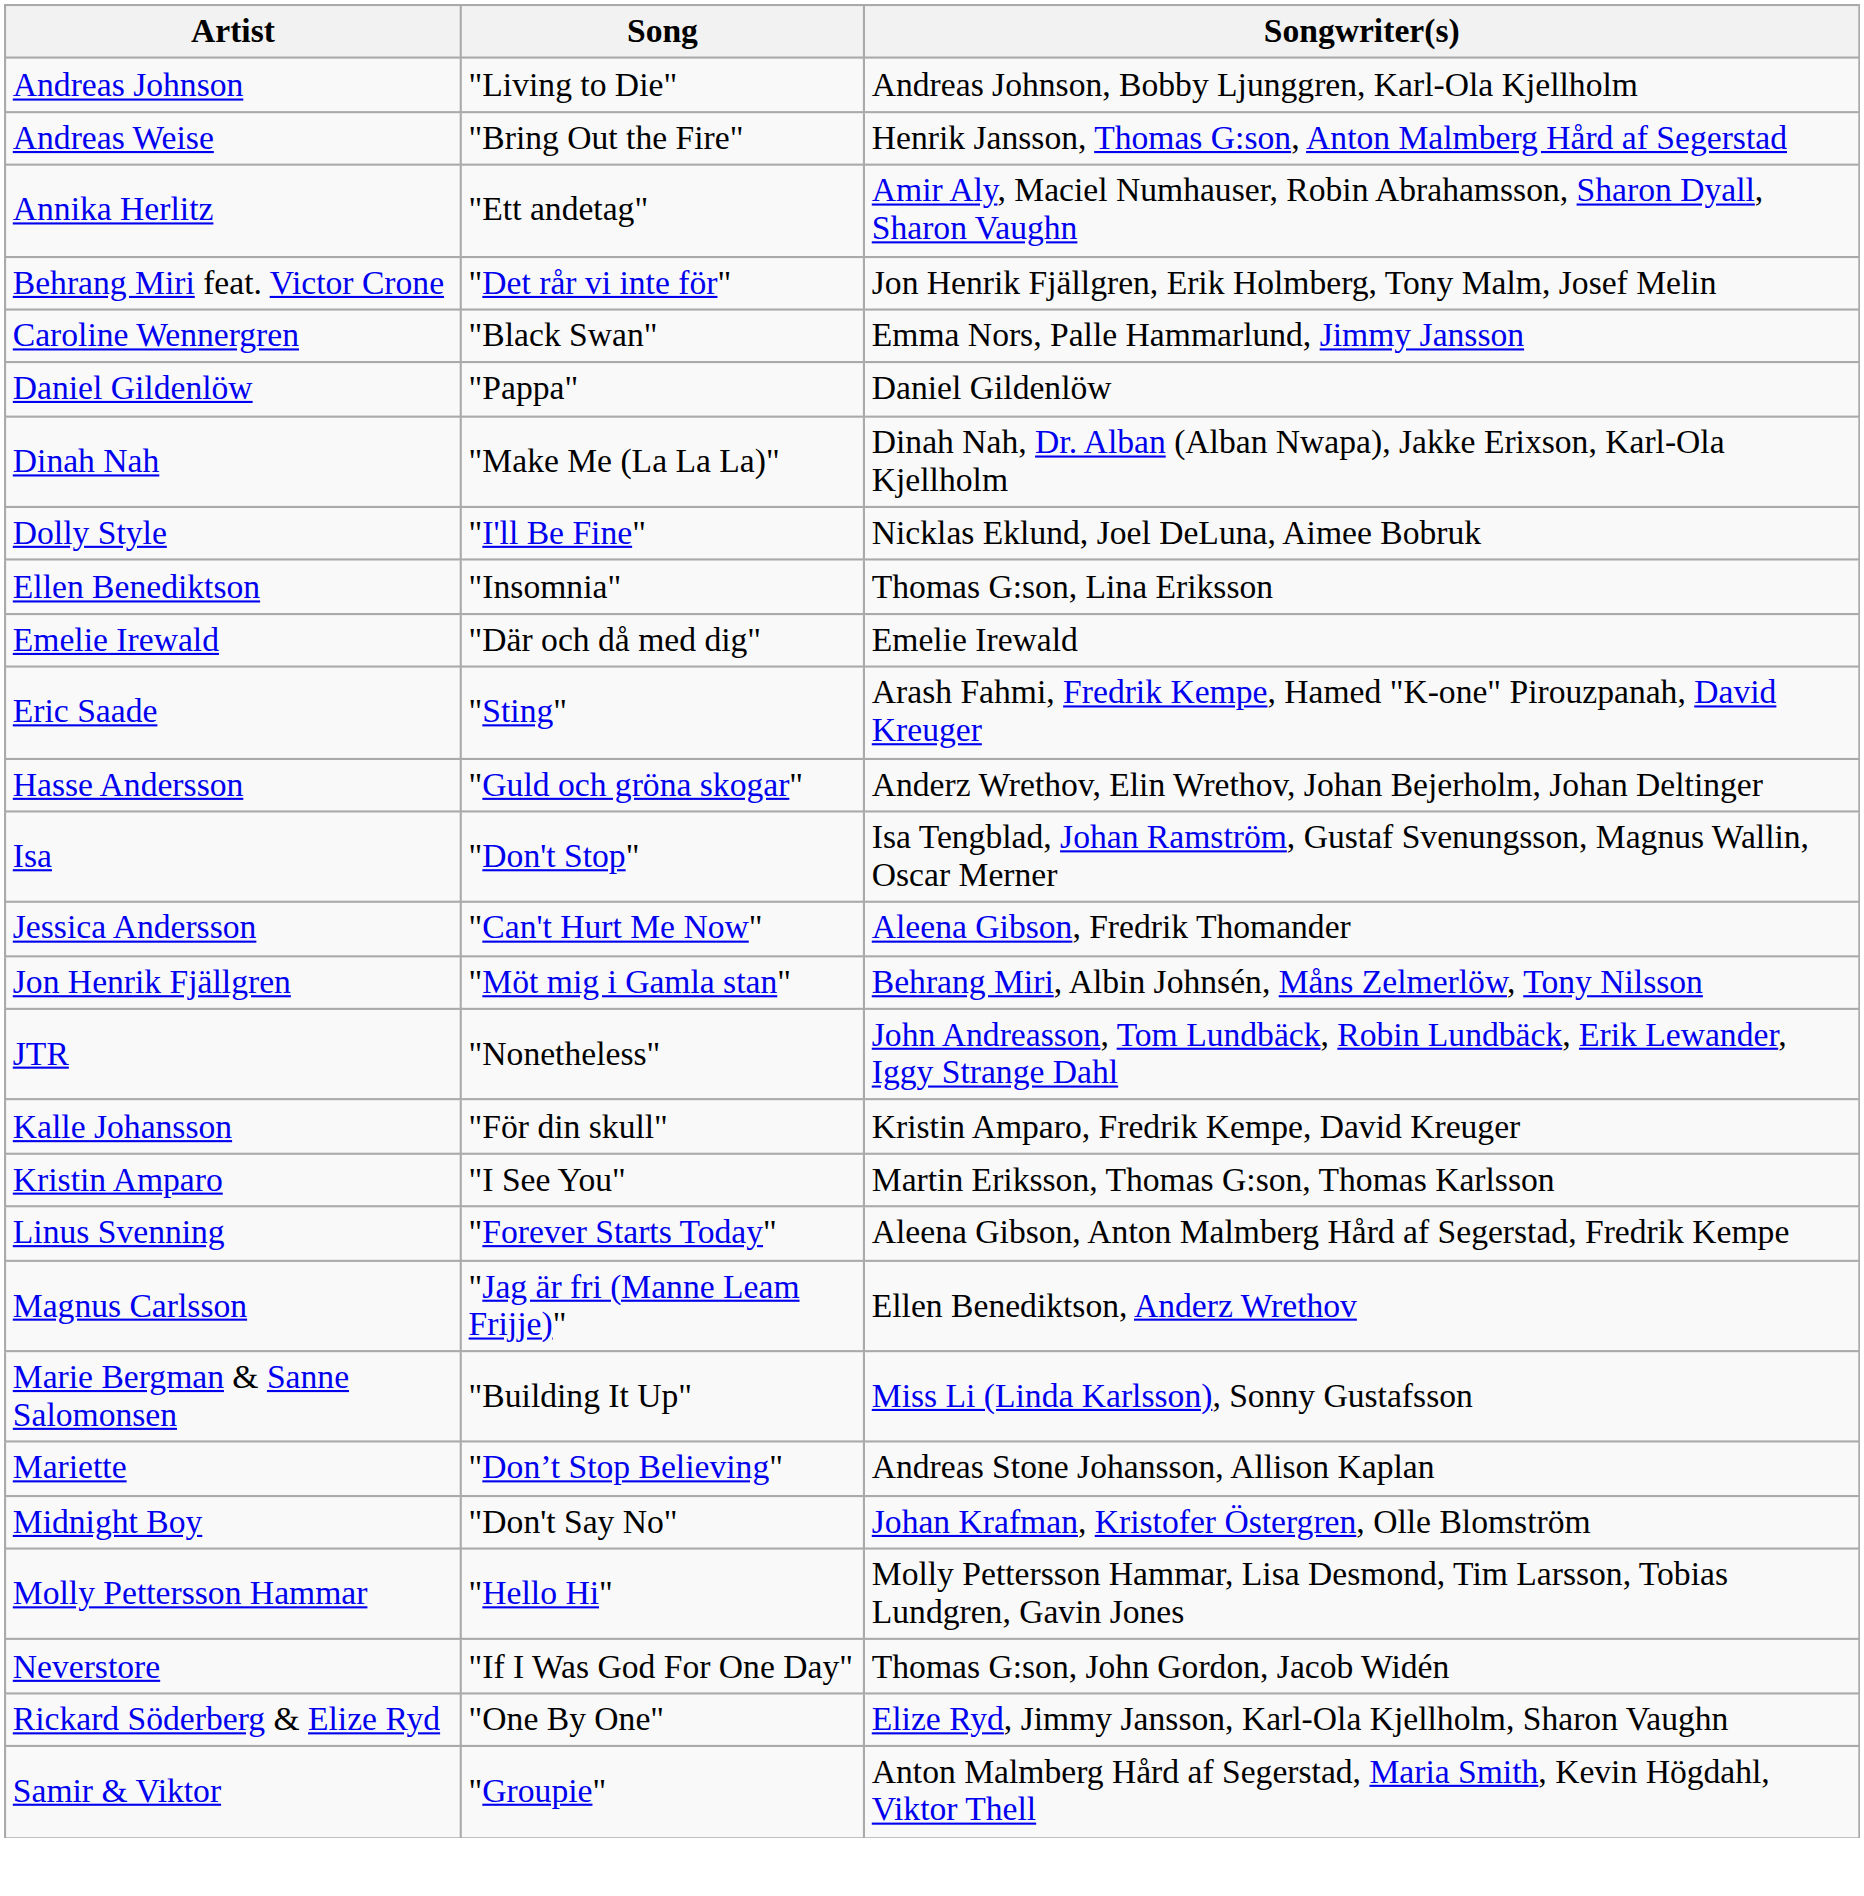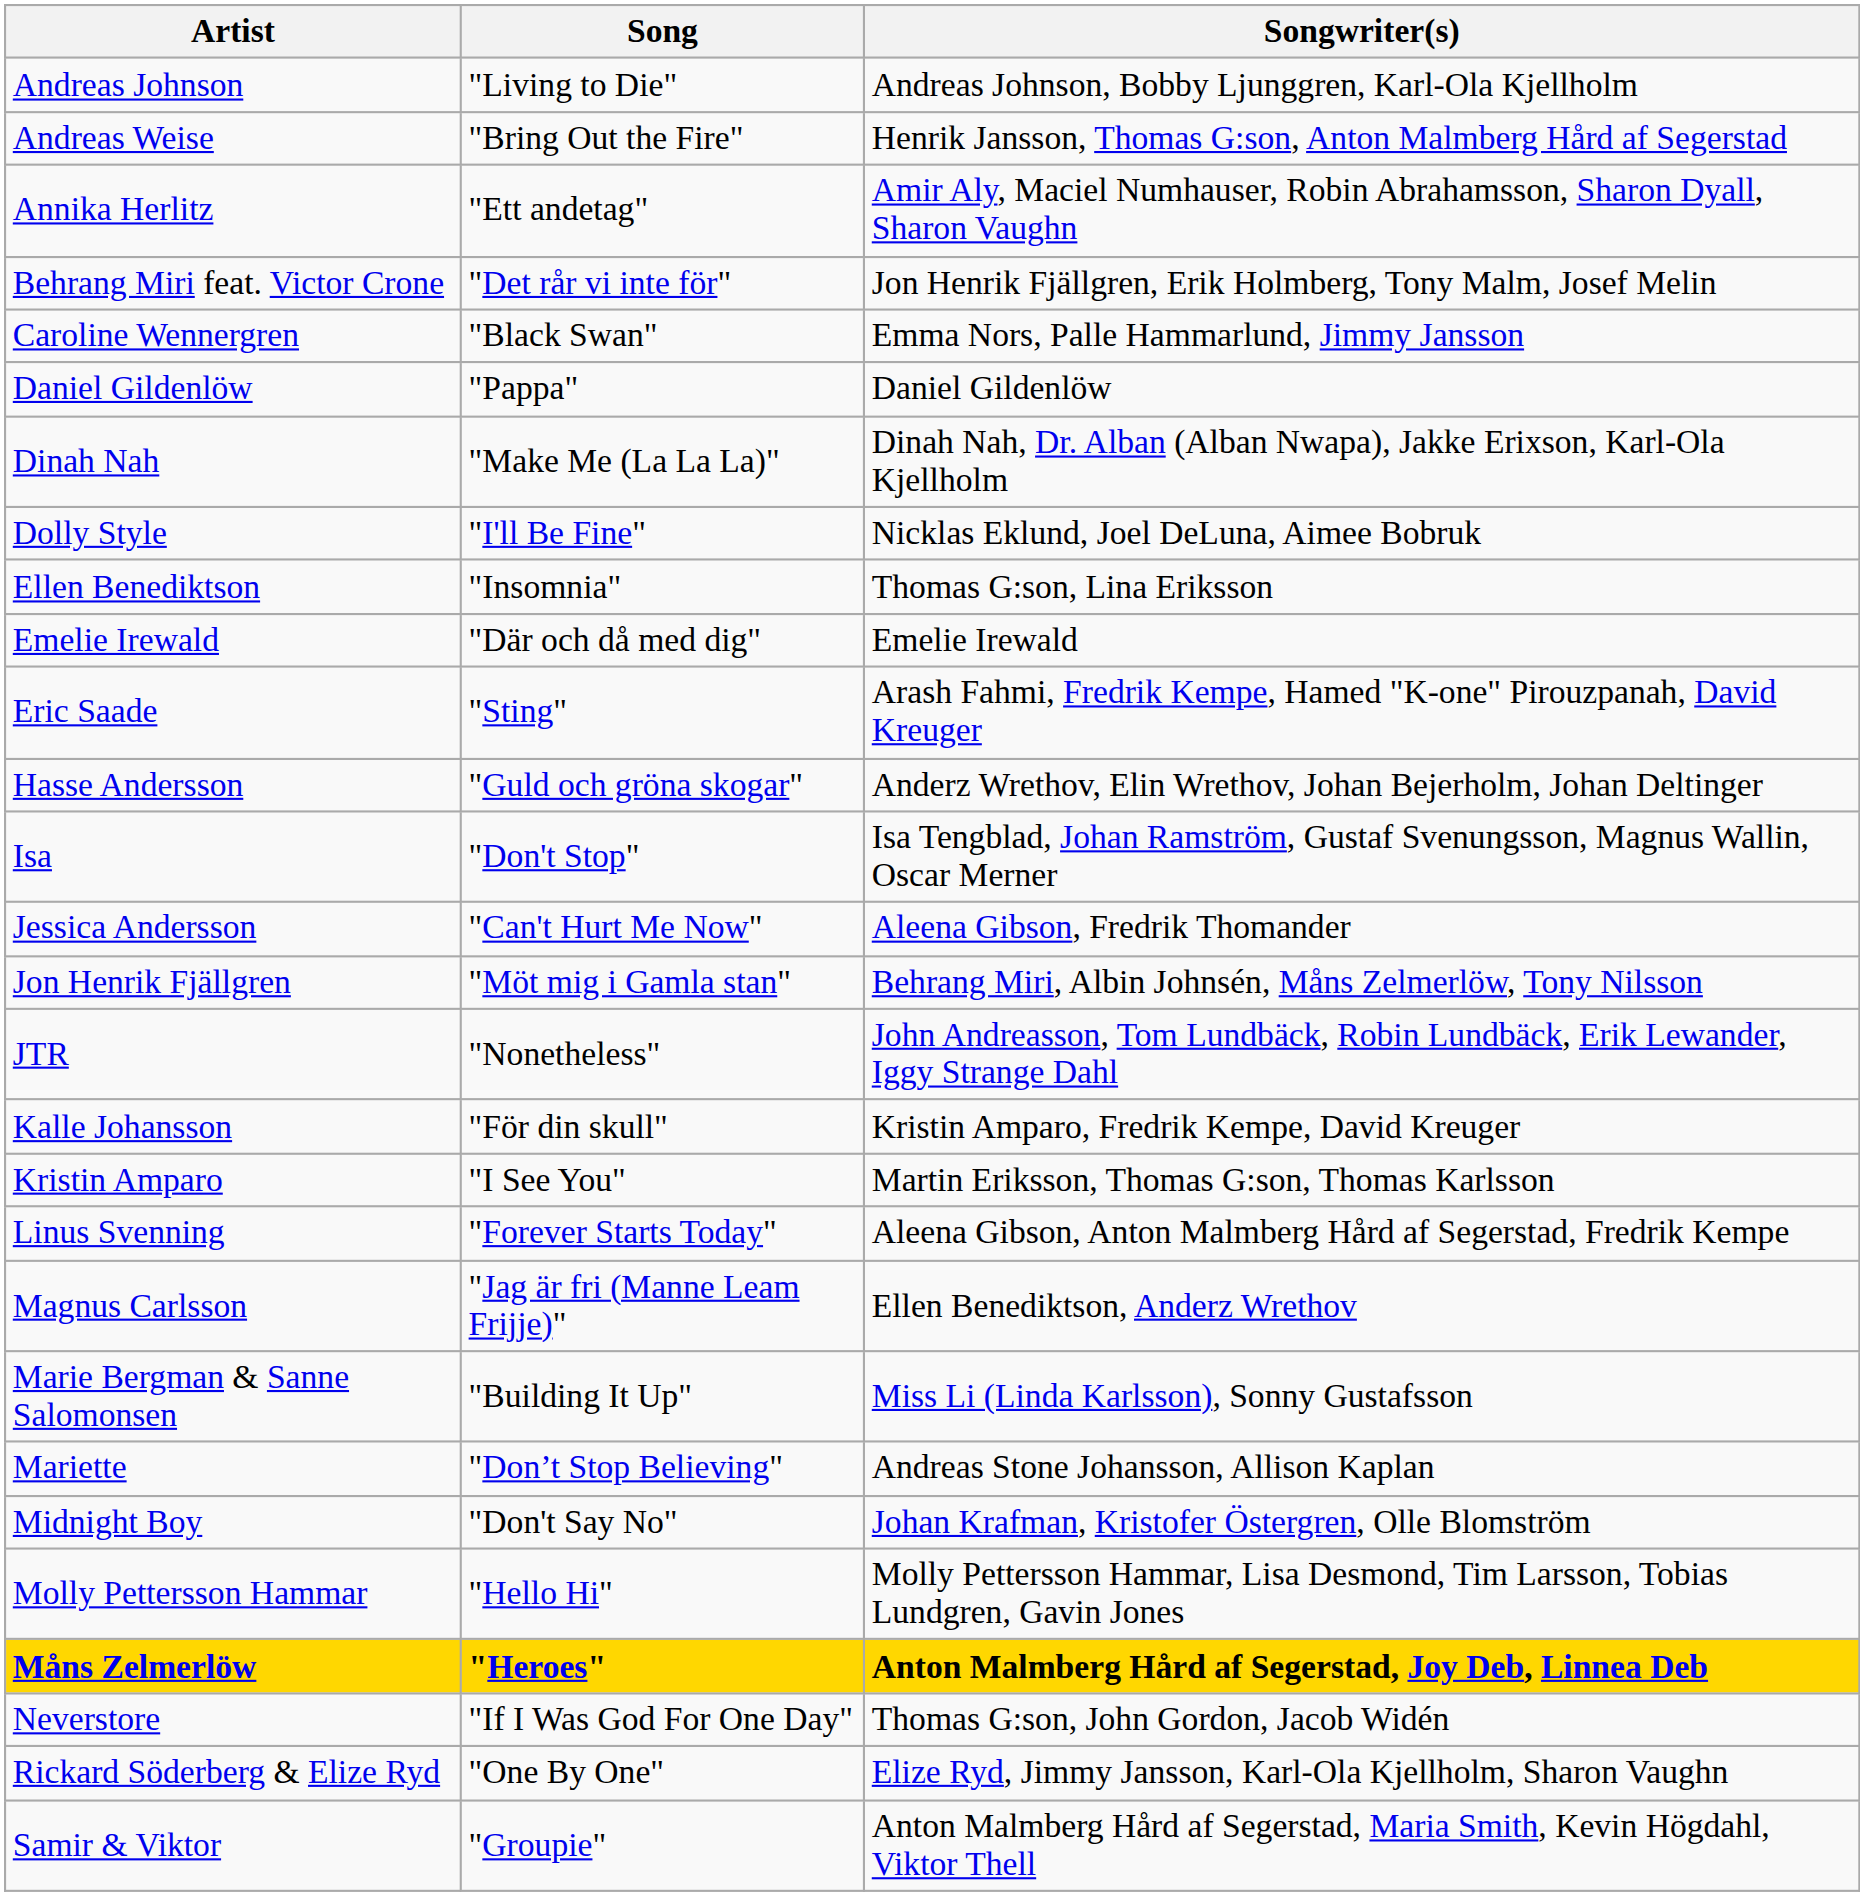+ row: (135, 1665)
